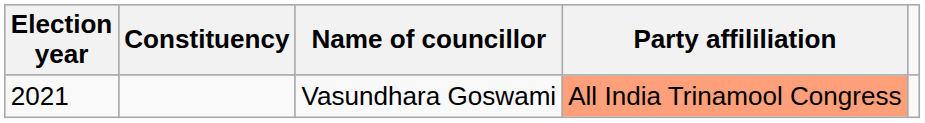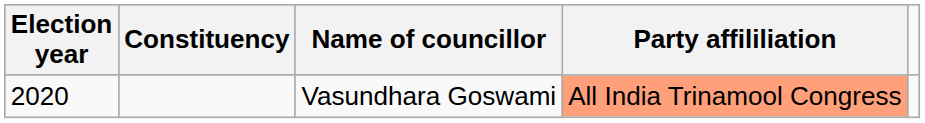(40, 95) 2021 -> (40, 95) 2020
